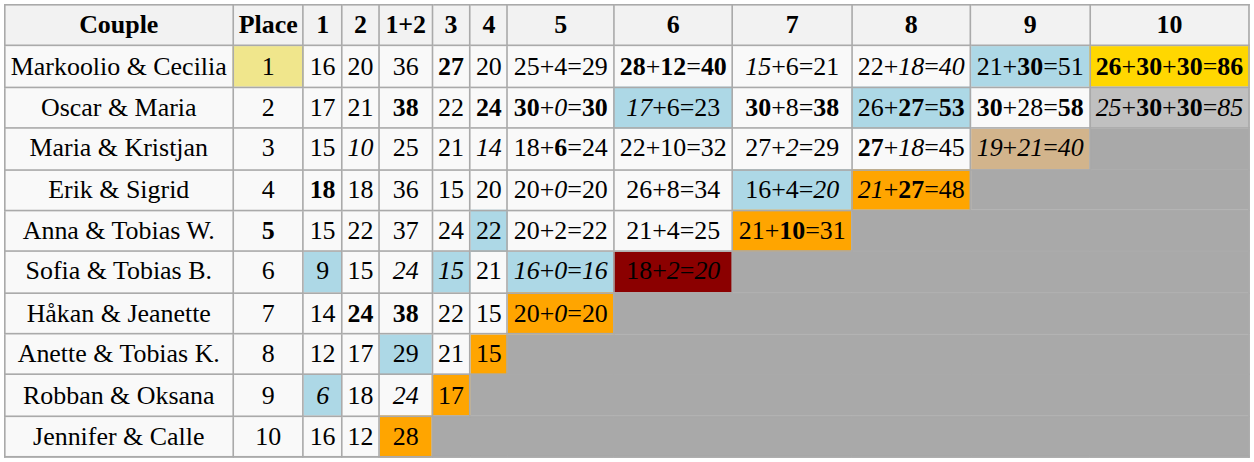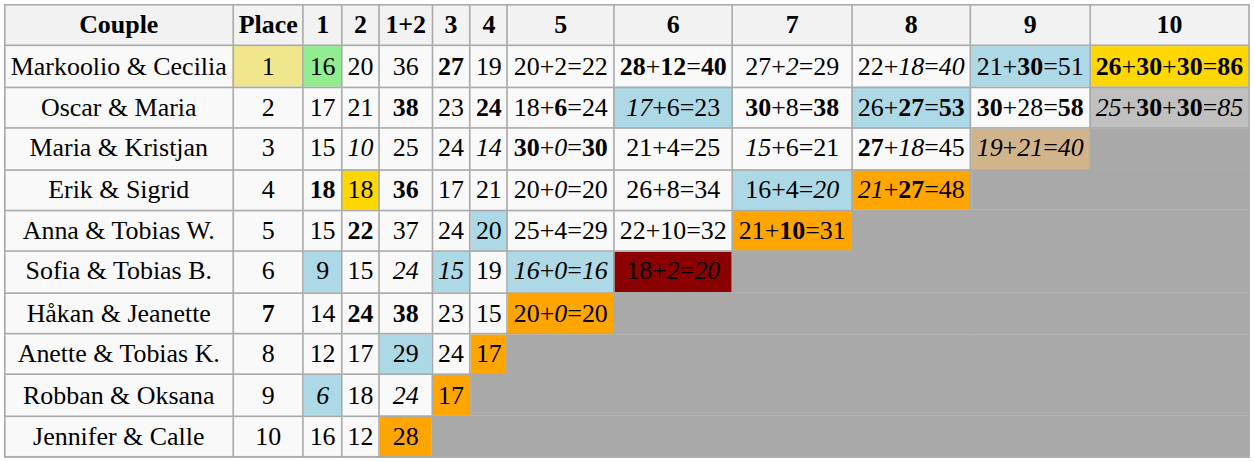(323, 66) no background -> (323, 66) lightgreen background
(489, 66) 20 -> (489, 66) 19
(561, 66) 25+4=29 -> (561, 66) 20+2=22
(792, 66) 15+6=21 -> (792, 66) 27+2=29
(451, 107) 22 -> (451, 107) 23
(561, 107) 30+0=30 -> (561, 107) 18+6=24
(451, 148) 21 -> (451, 148) 24
(561, 148) 18+6=24 -> (561, 148) 30+0=30
(673, 148) 22+10=32 -> (673, 148) 21+4=25
(792, 148) 27+2=29 -> (792, 148) 15+6=21
(360, 189) no background -> (360, 189) gold background
(406, 189) normal -> (406, 189) bold
(451, 189) 15 -> (451, 189) 17
(489, 189) 20 -> (489, 189) 21
(268, 230) bold -> (268, 230) normal
(360, 230) normal -> (360, 230) bold
(489, 230) 22 -> (489, 230) 20
(561, 230) 20+2=22 -> (561, 230) 25+4=29
(673, 230) 21+4=25 -> (673, 230) 22+10=32
(489, 271) 21 -> (489, 271) 19
(268, 312) normal -> (268, 312) bold
(451, 312) 22 -> (451, 312) 23
(451, 353) 21 -> (451, 353) 24
(489, 353) 15 -> (489, 353) 17
